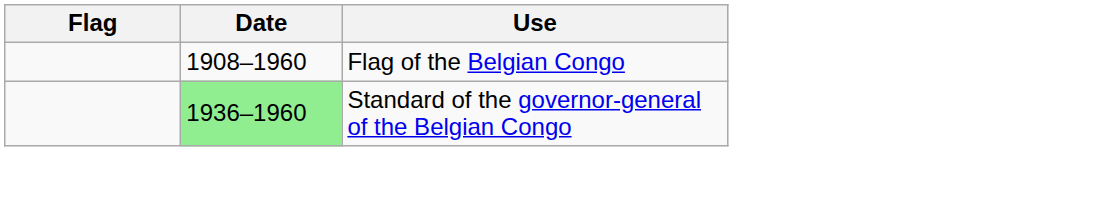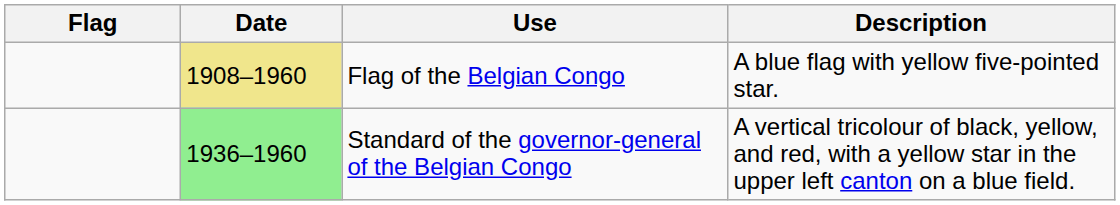+ column: (921, 23)
(246, 61) no background -> (246, 75) khaki background
